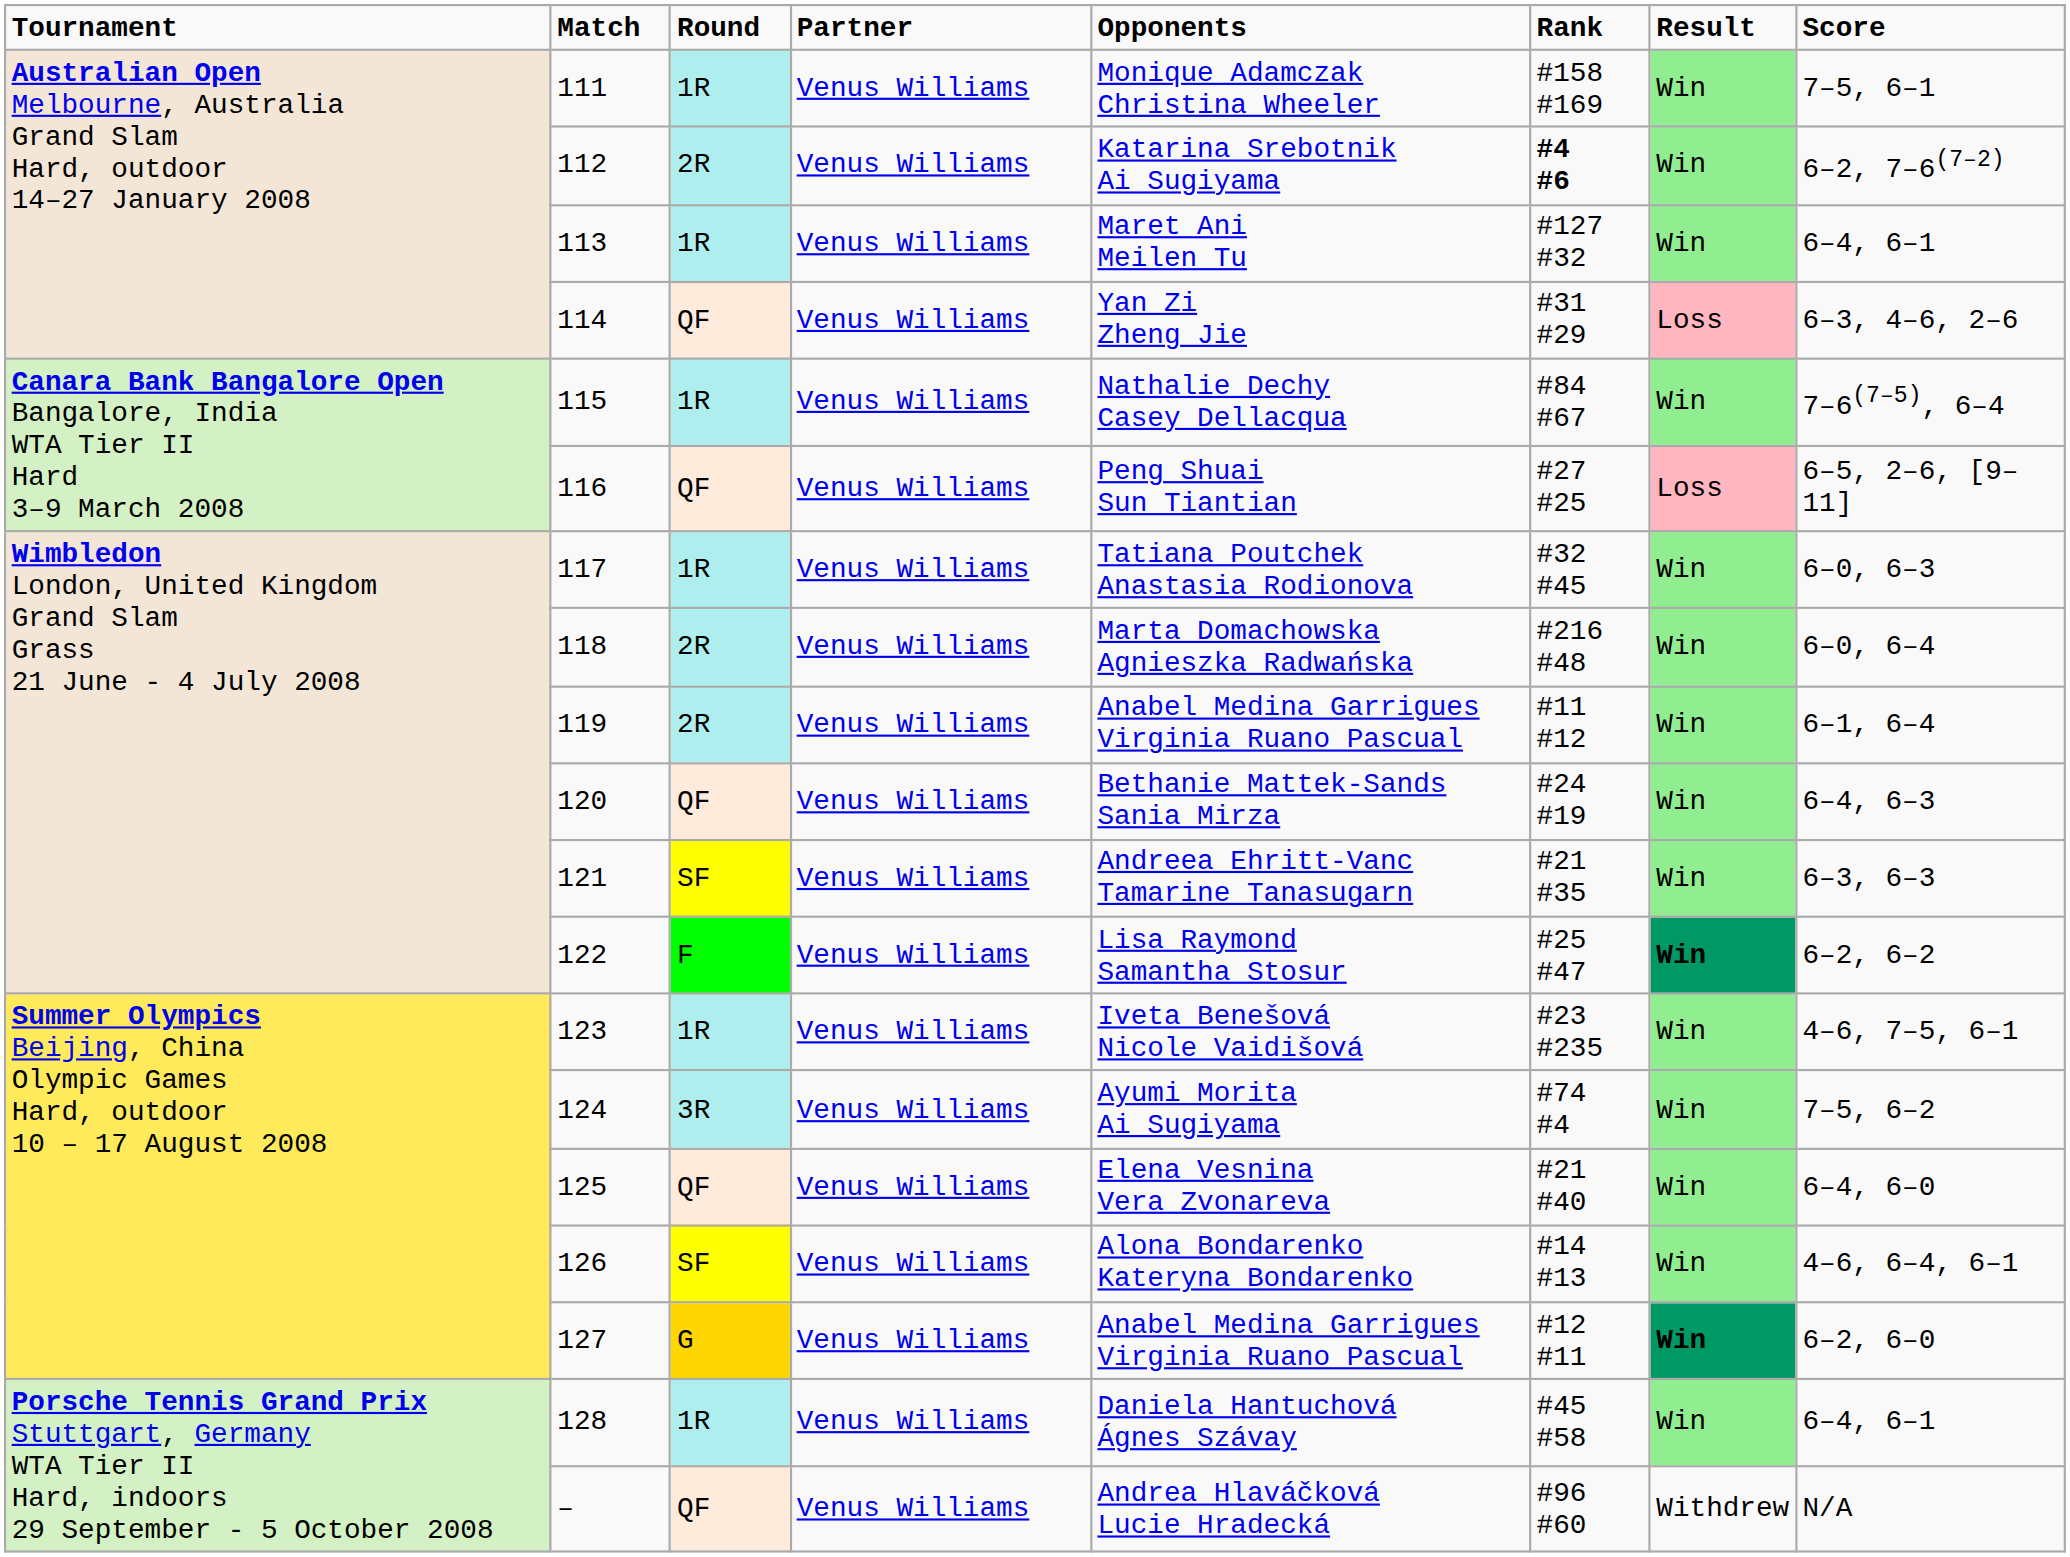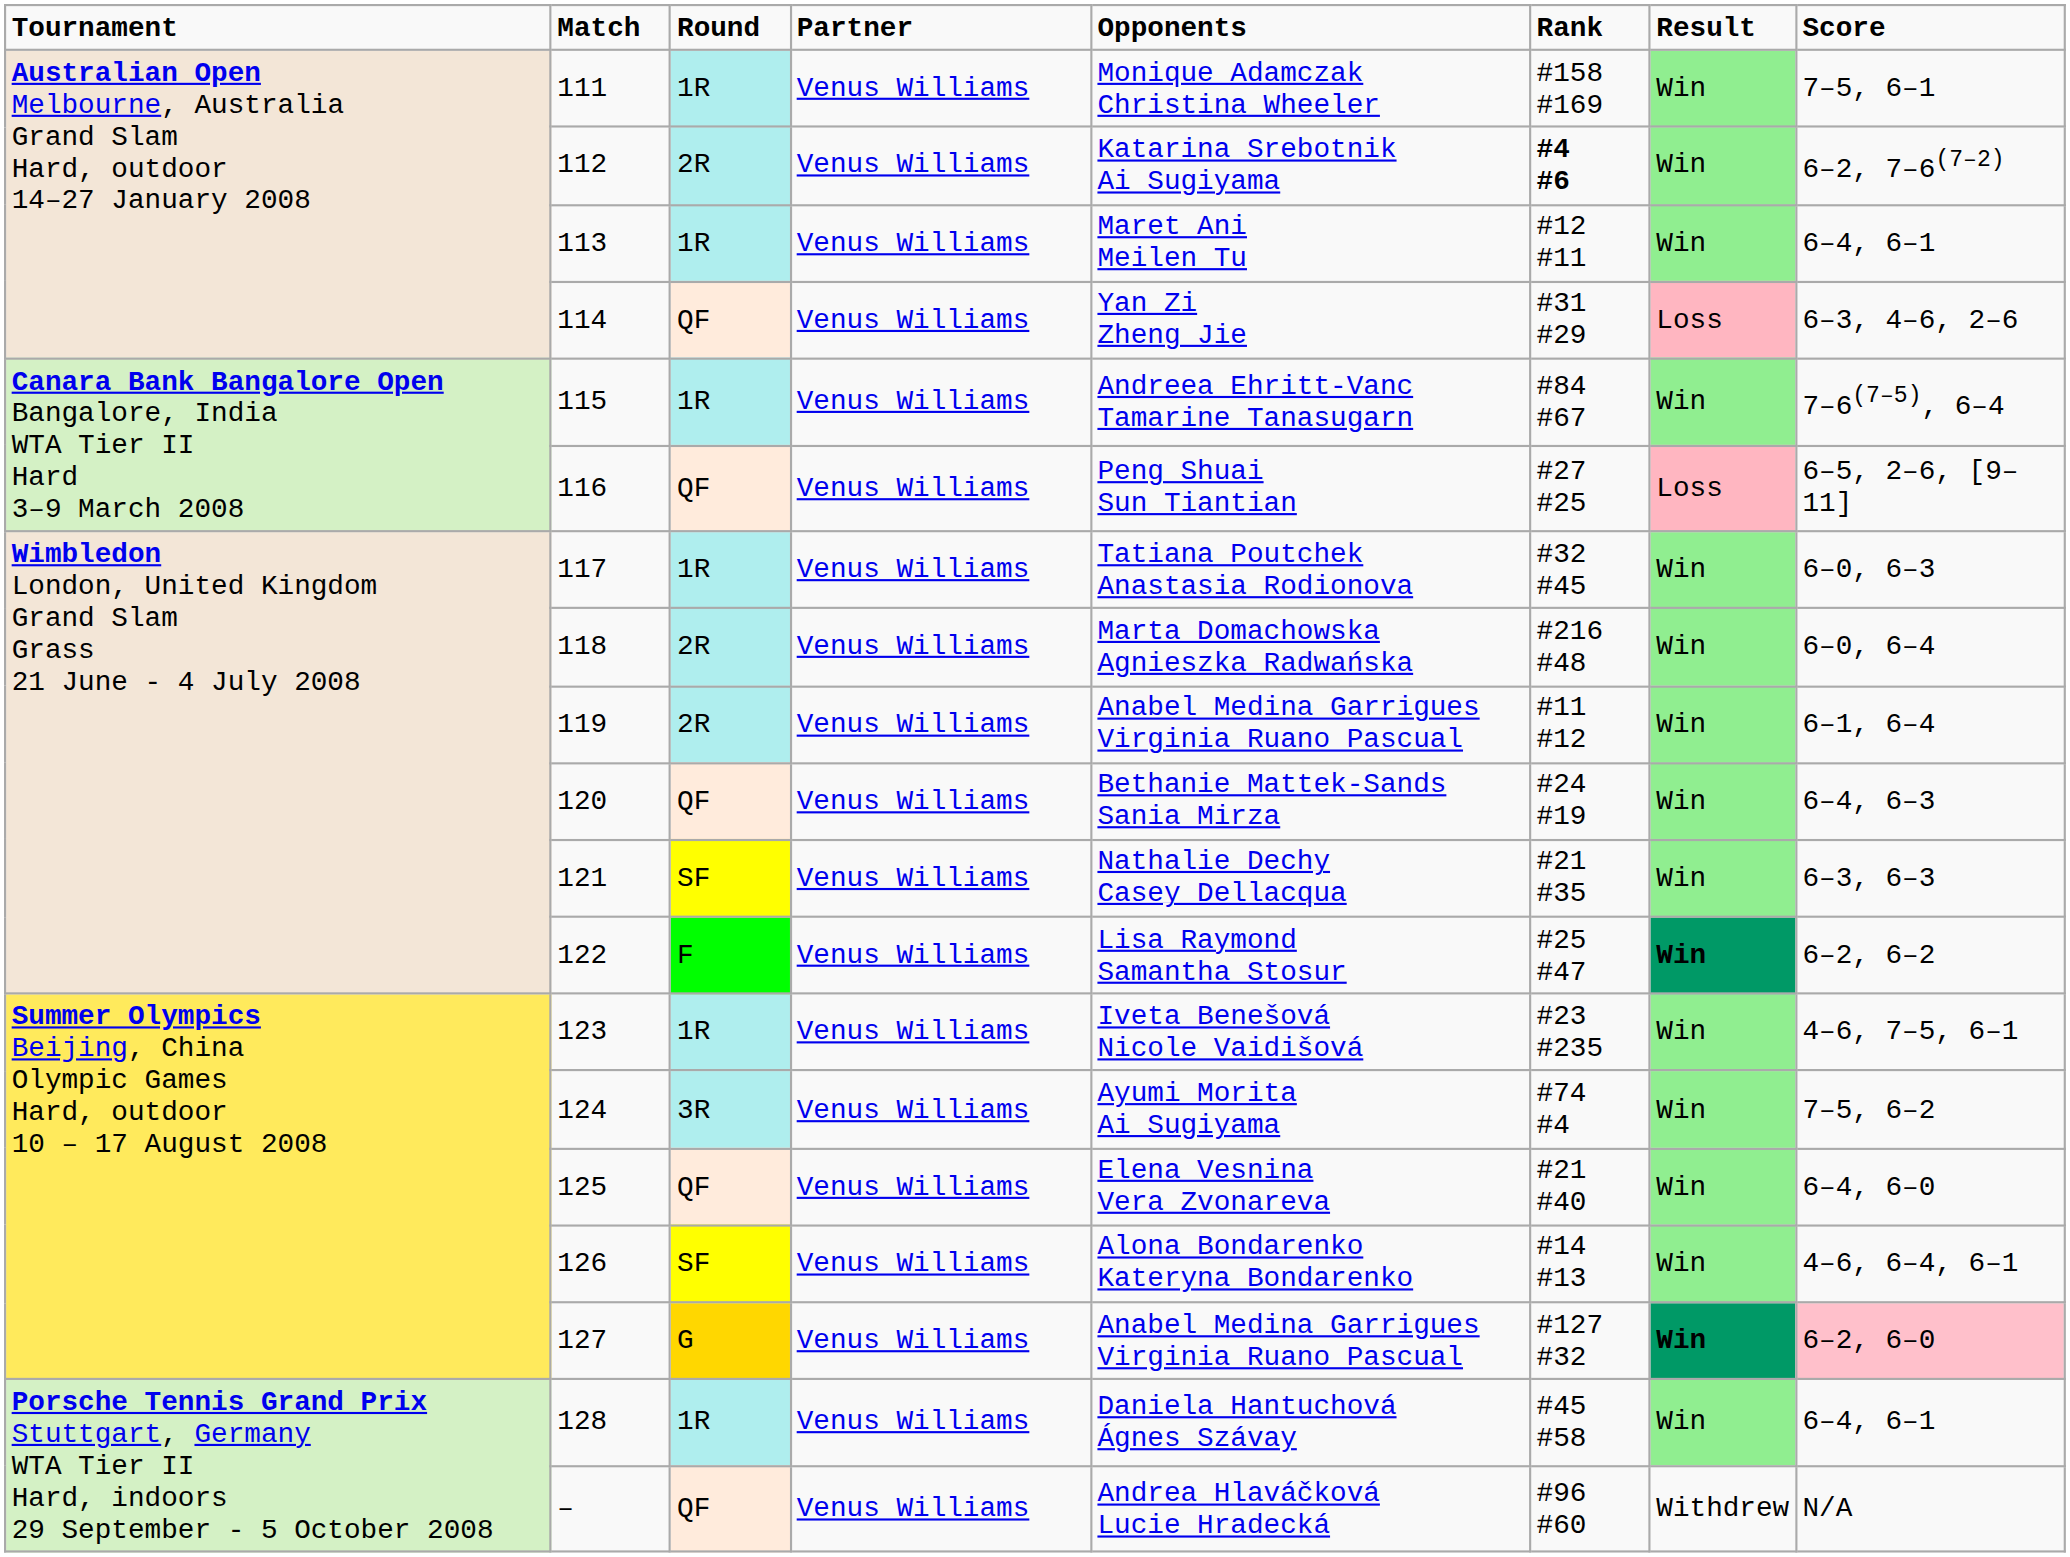(1570, 243) #127 #32 -> (1562, 243) #12 #11
(1222, 402) Nathalie Dechy Casey Dellacqua -> (1255, 402) Andreea Ehritt-Vanc Tamarine Tanasugarn
(1255, 878) Andreea Ehritt-Vanc Tamarine Tanasugarn -> (1222, 878) Nathalie Dechy Casey Dellacqua
(1562, 1341) #12 #11 -> (1570, 1341) #127 #32
(1869, 1341) no background -> (1869, 1341) pink background
